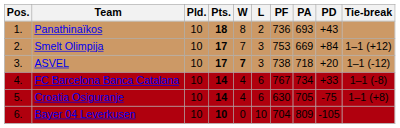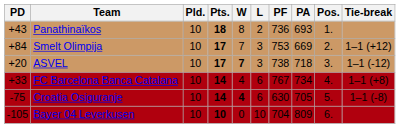columns swapped: (18, 13) <-> (329, 13)
(368, 81) 1–1 (-8) -> (368, 81) 1–1 (+8)
(243, 98) normal -> (241, 98) bold
(368, 98) 1–1 (+8) -> (368, 98) 1–1 (-8)
